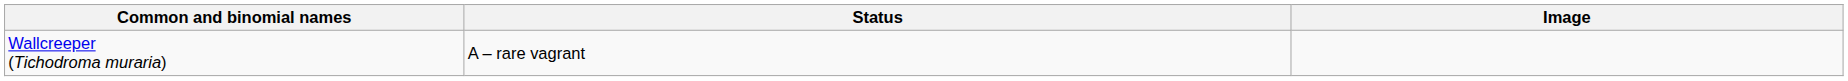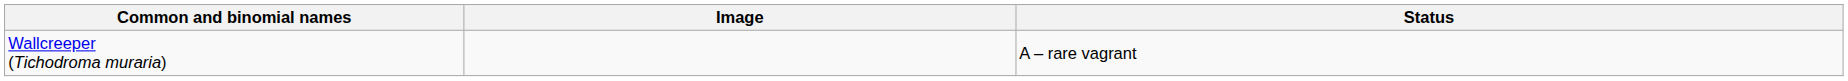columns swapped: (1567, 17) <-> (878, 17)
